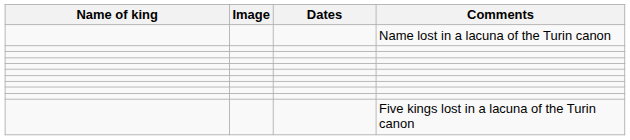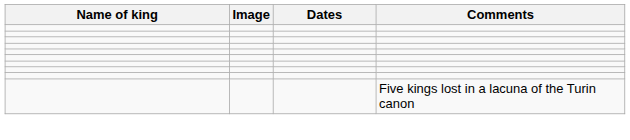- row: (117, 35)
